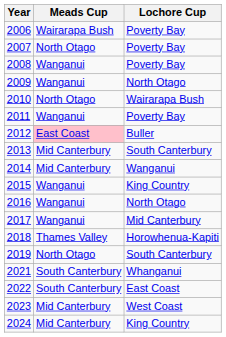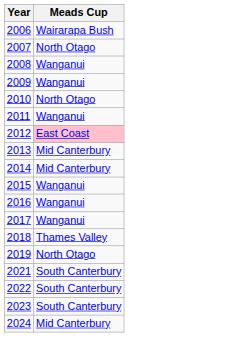- column: (173, 13)
(73, 306) Mid Canterbury -> (79, 306) South Canterbury
